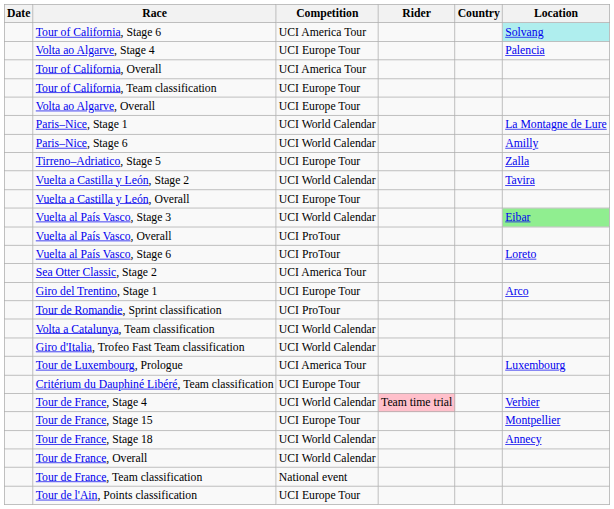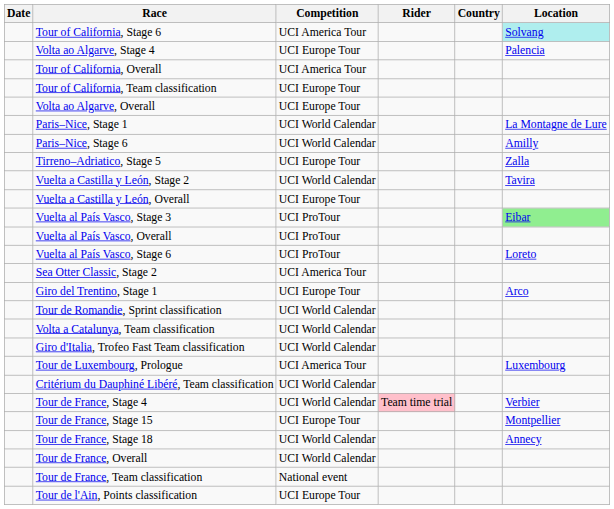(327, 217) UCI World Calendar -> (309, 217) UCI ProTour
(309, 310) UCI ProTour -> (327, 310) UCI World Calendar
(320, 384) UCI Europe Tour -> (327, 384) UCI World Calendar
